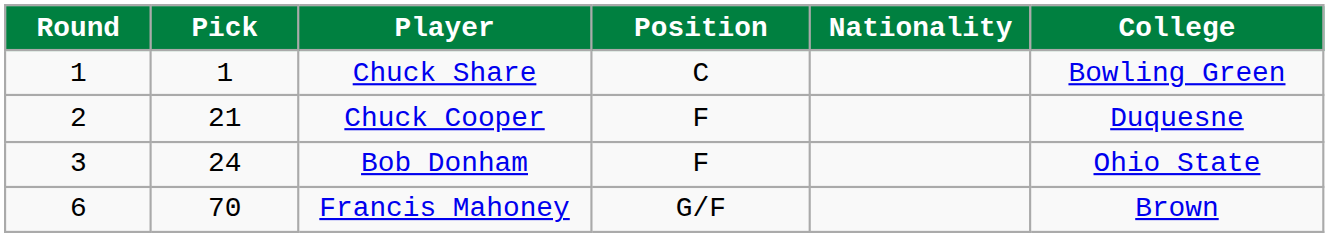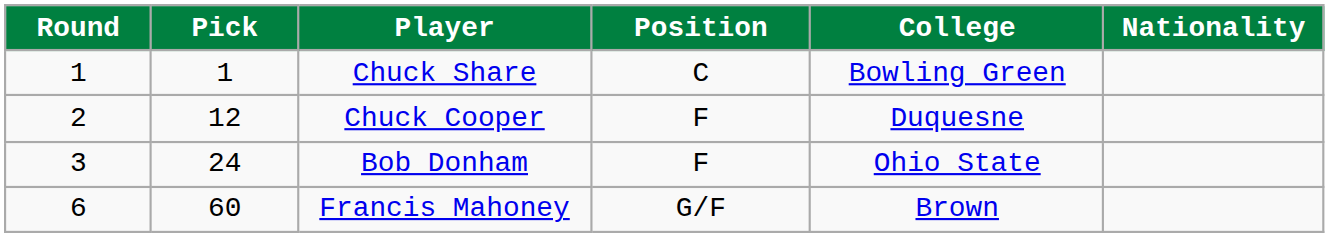columns swapped: (921, 28) <-> (1177, 28)
(225, 118) 21 -> (225, 118) 12
(225, 209) 70 -> (225, 209) 60
